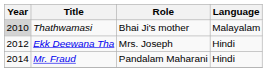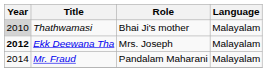(18, 43) normal -> (18, 43) bold
(224, 43) Hindi -> (236, 43) Malayalam
(224, 59) Hindi -> (236, 59) Malayalam
